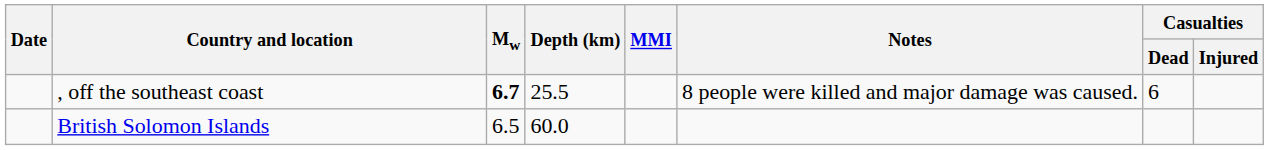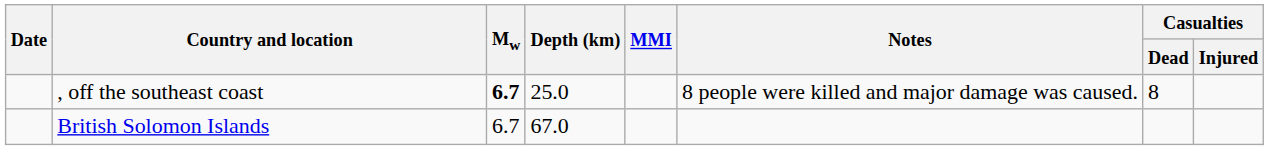(550, 91) 25.5 -> (550, 91) 25.0
(1153, 91) 6 -> (1153, 91) 8
(506, 126) 6.5 -> (506, 126) 6.7
(550, 126) 60.0 -> (550, 126) 67.0
